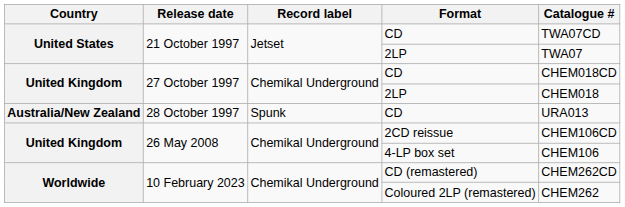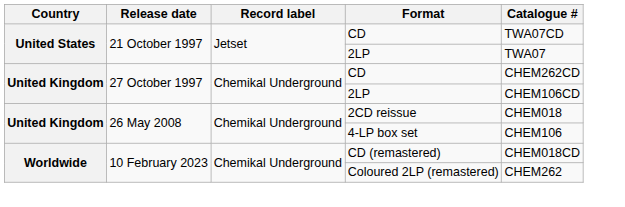(579, 73) CHEM018CD -> (542, 73) CHEM262CD
(570, 93) CHEM018 -> (542, 93) CHEM106CD
- row: (193, 113)
(579, 133) CHEM106CD -> (533, 113) CHEM018
(579, 172) CHEM262CD -> (542, 152) CHEM018CD
